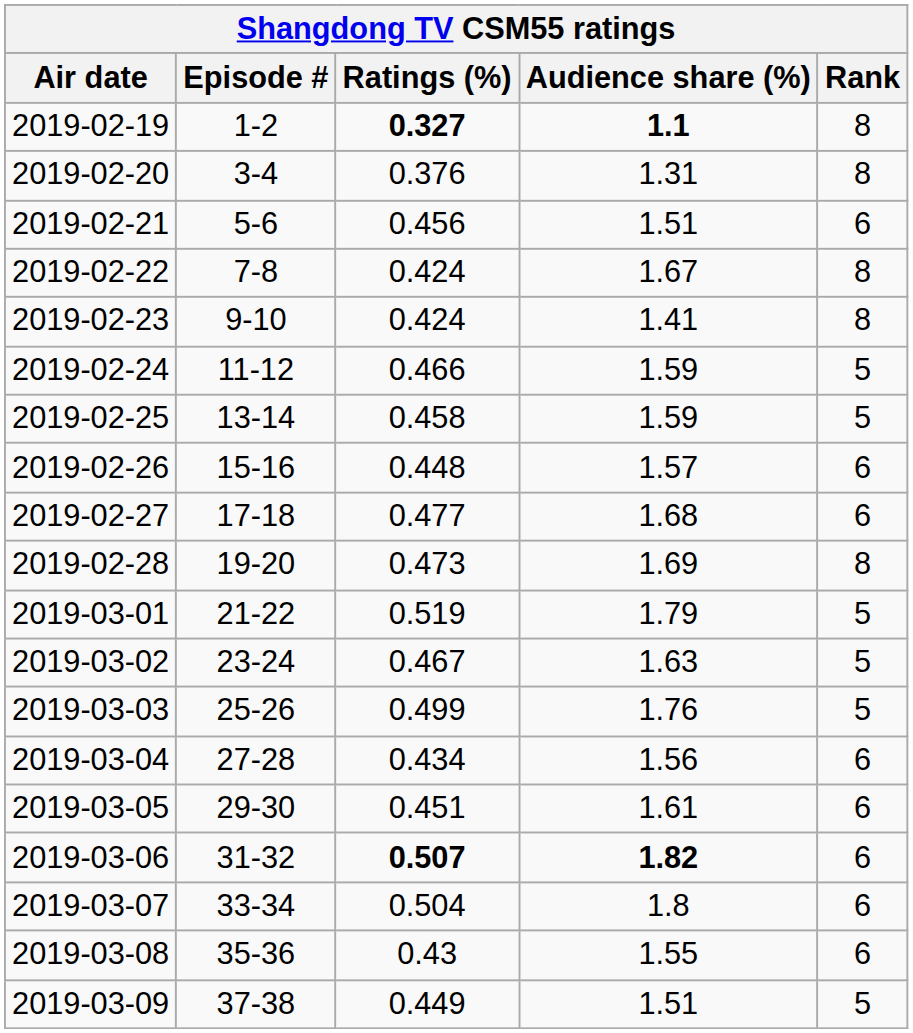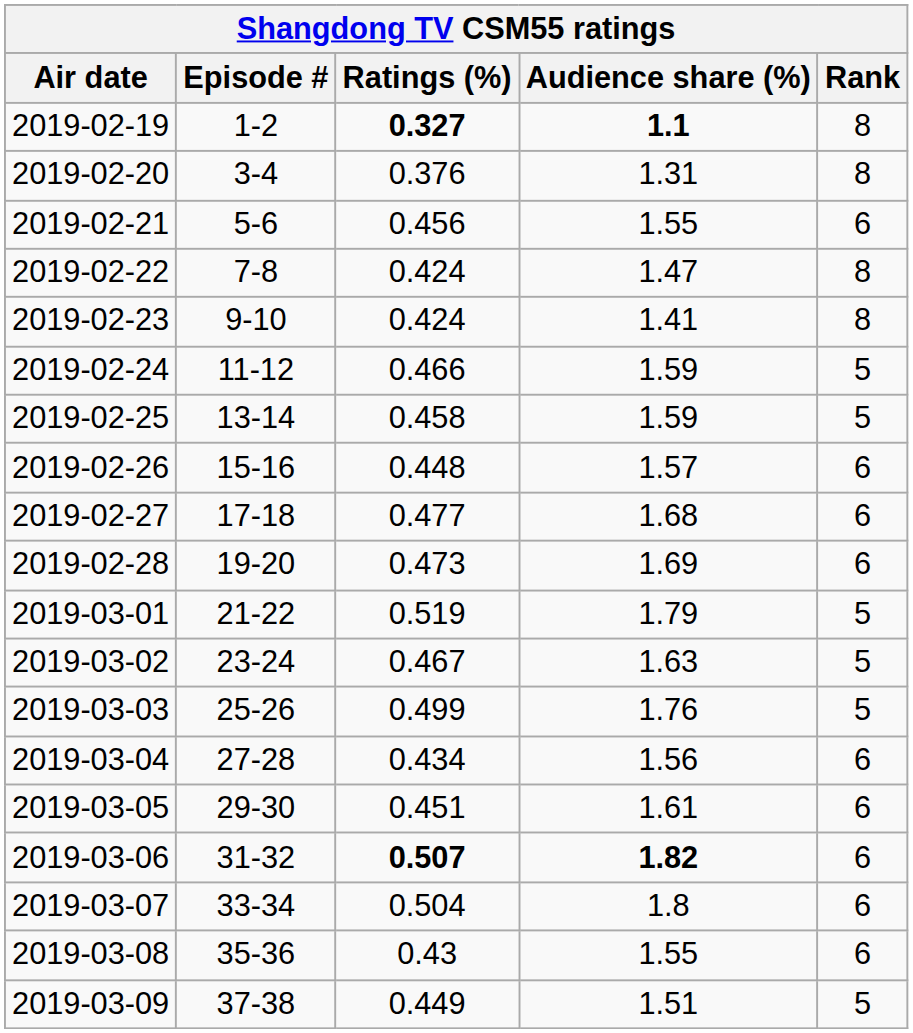(668, 223) 1.51 -> (668, 223) 1.55
(668, 272) 1.67 -> (668, 272) 1.47
(863, 564) 8 -> (863, 564) 6
